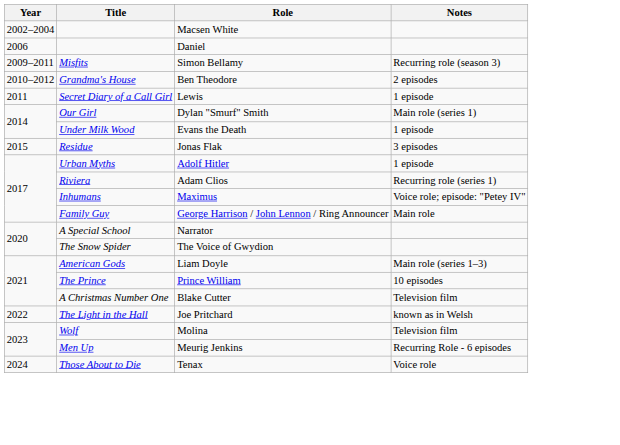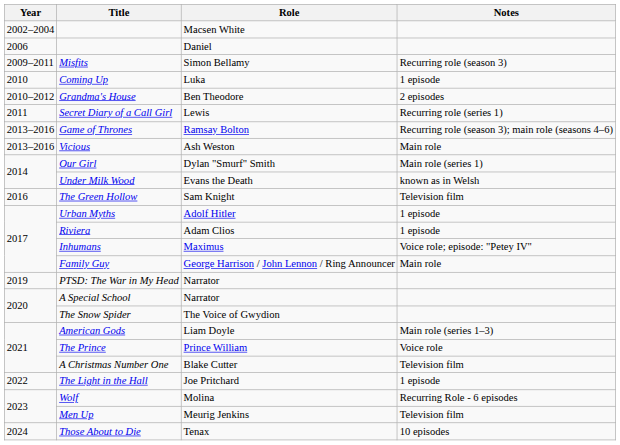+ row: (84, 79)
(413, 96) 1 episode -> (451, 113) Recurring role (series 1)
+ row: (96, 130)
+ row: (75, 146)
(413, 130) 1 episode -> (440, 180) known as in Welsh
- row: (76, 146)
+ row: (98, 197)
(445, 180) Recurring role (series 1) -> (420, 230) 1 episode
+ row: (119, 280)
(418, 280) 10 episodes -> (421, 347) Voice role
(433, 314) known as in Welsh -> (420, 381) 1 episode
(425, 331) Television film -> (459, 398) Recurring Role - 6 episodes
(452, 347) Recurring Role - 6 episodes -> (432, 414) Television film
(415, 364) Voice role -> (425, 431) 10 episodes
